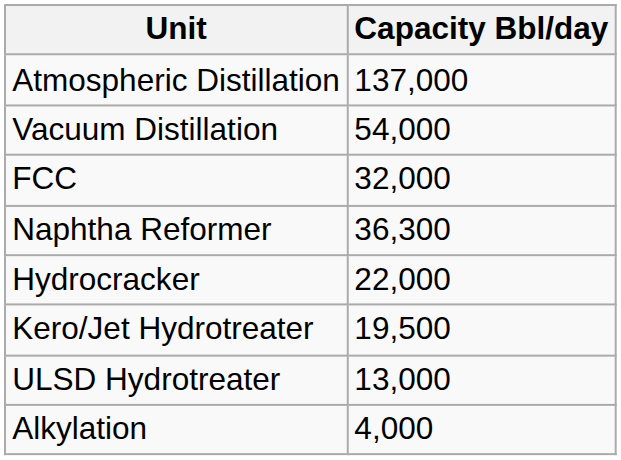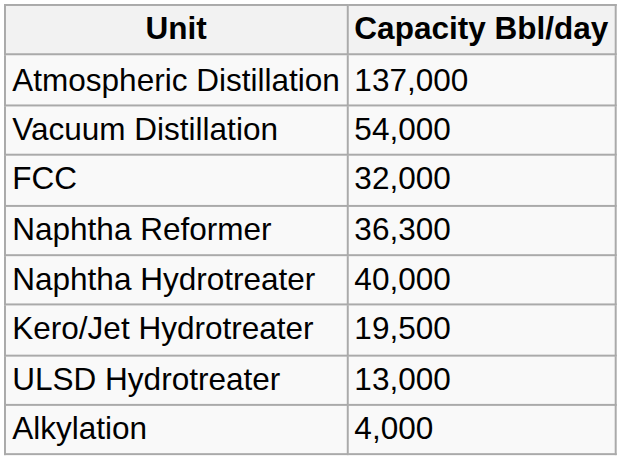- row: (106, 279)
+ row: (164, 279)
